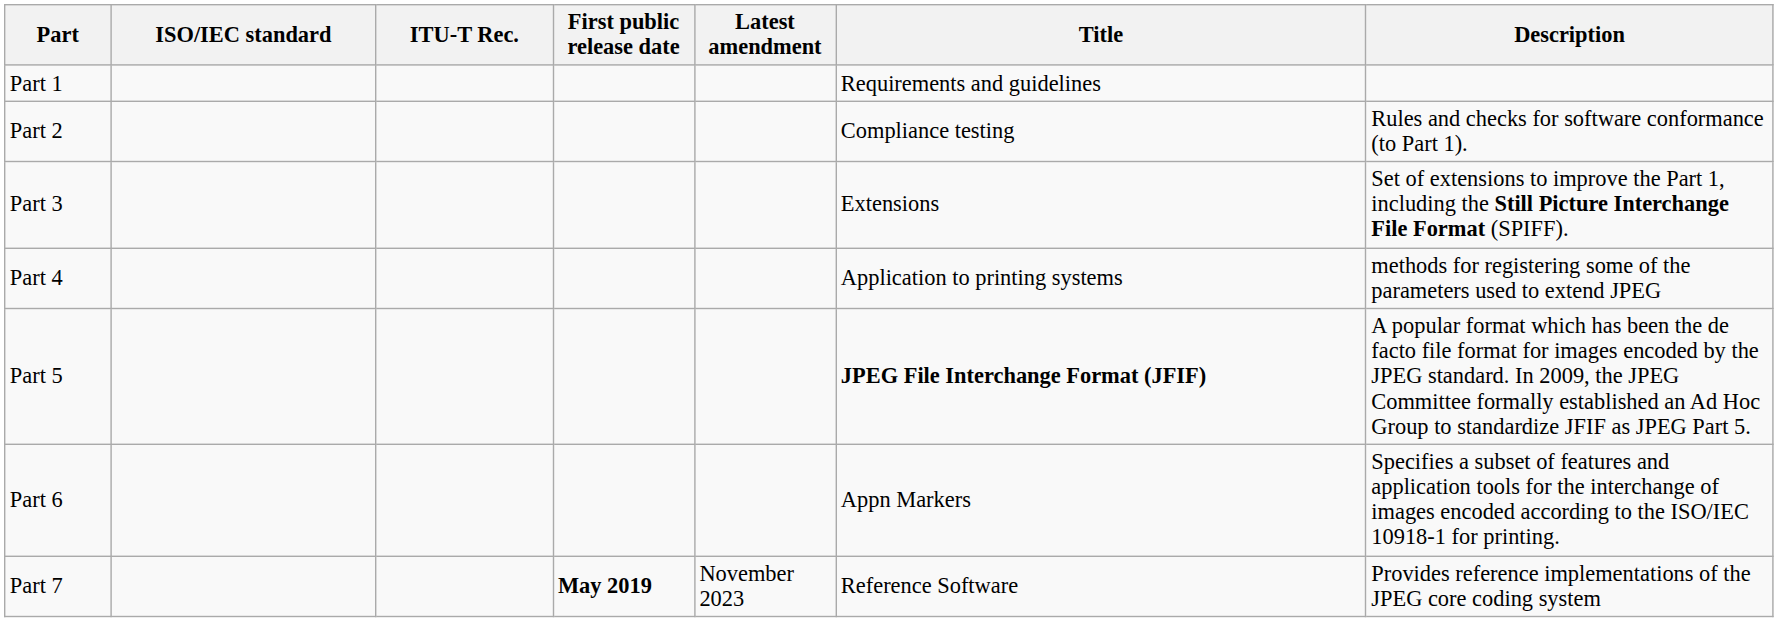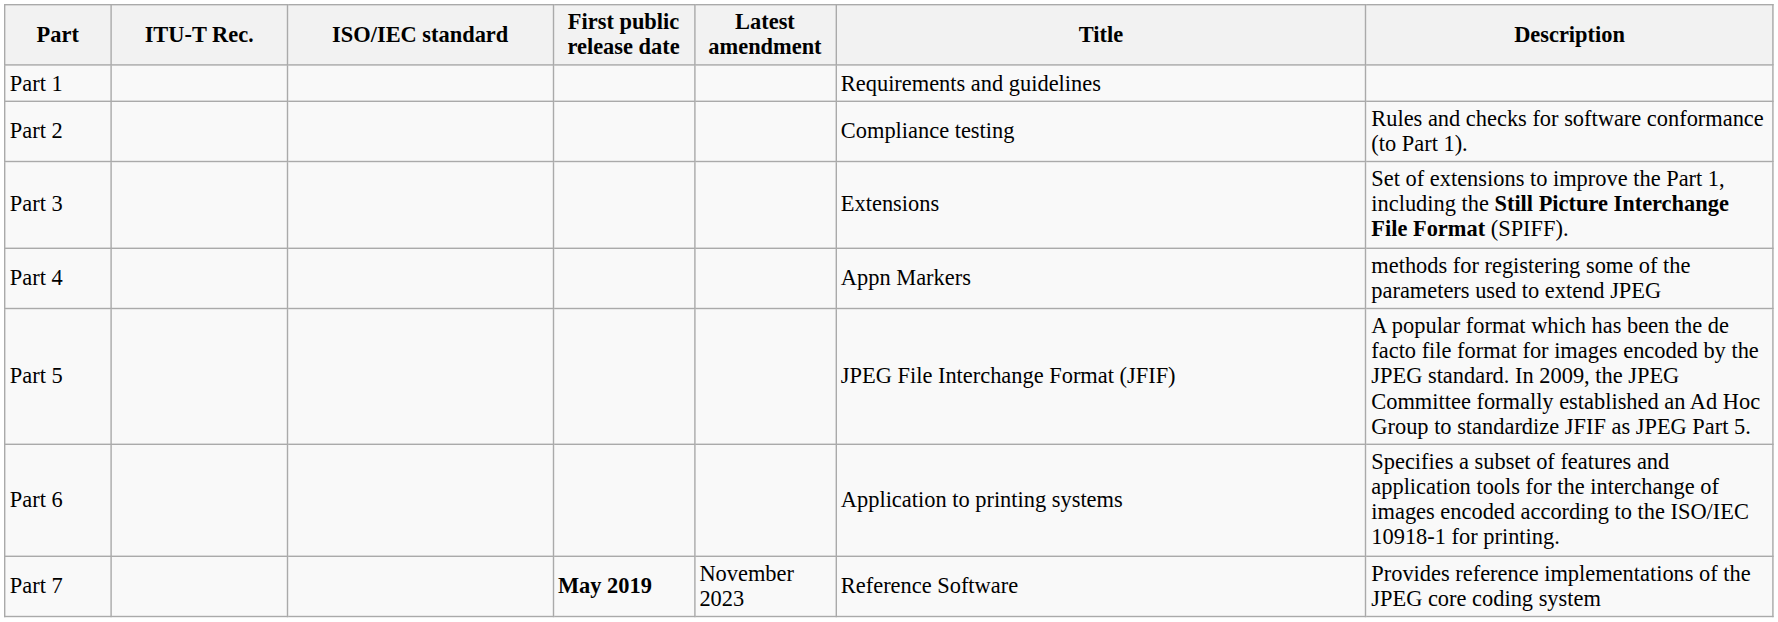columns swapped: (243, 34) <-> (464, 34)
(982, 277) Application to printing systems -> (906, 277) Appn Markers
(1024, 376) bold -> (1008, 376) normal
(906, 500) Appn Markers -> (982, 500) Application to printing systems
